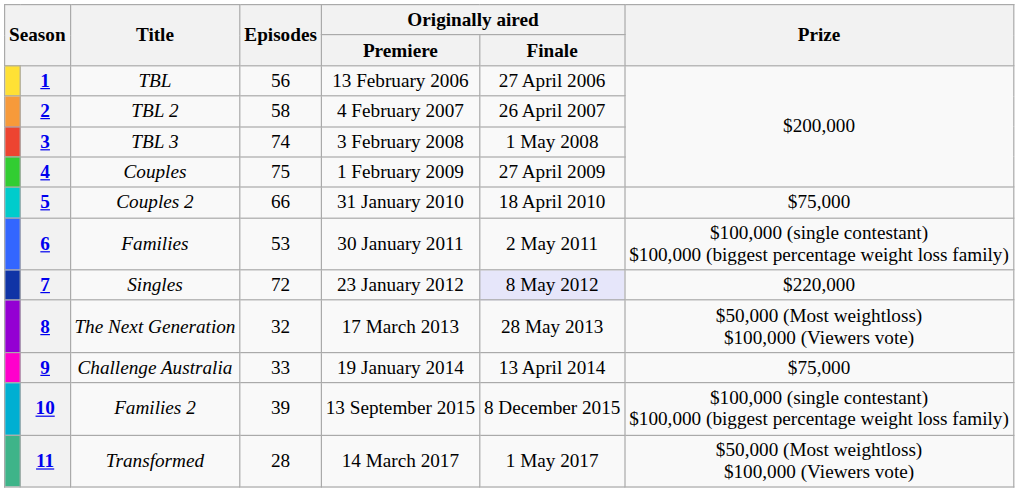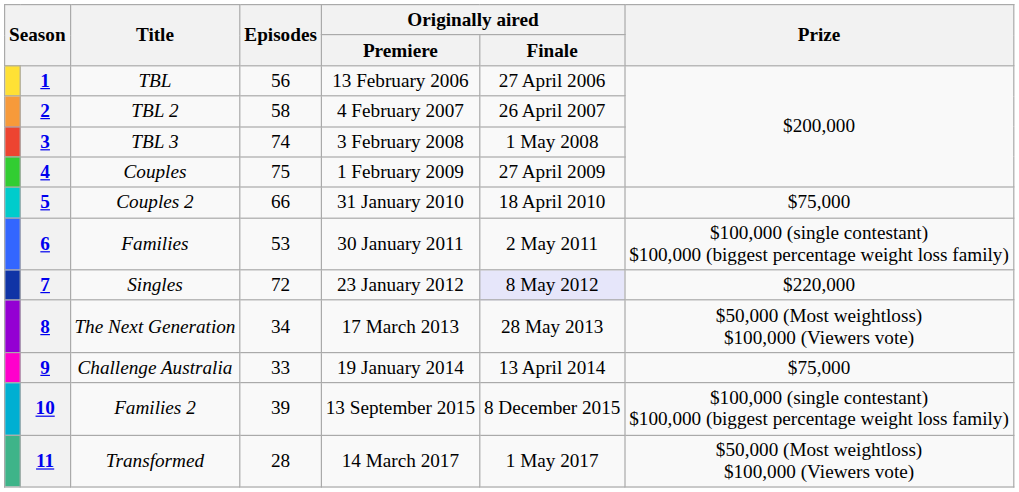(281, 326) 32 -> (281, 326) 34
